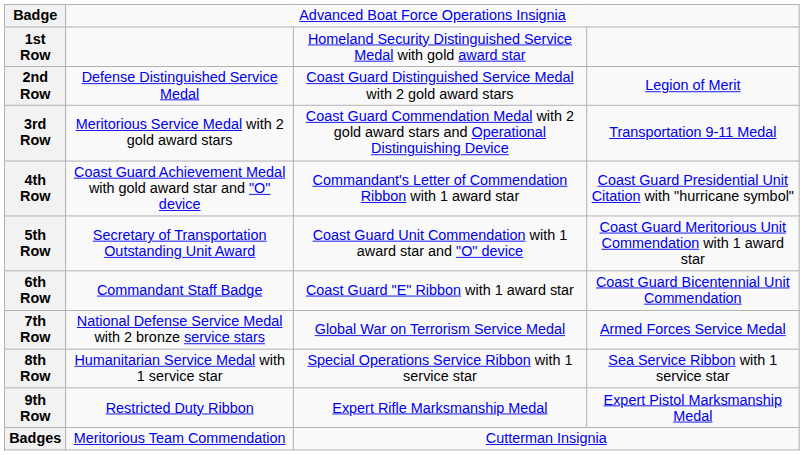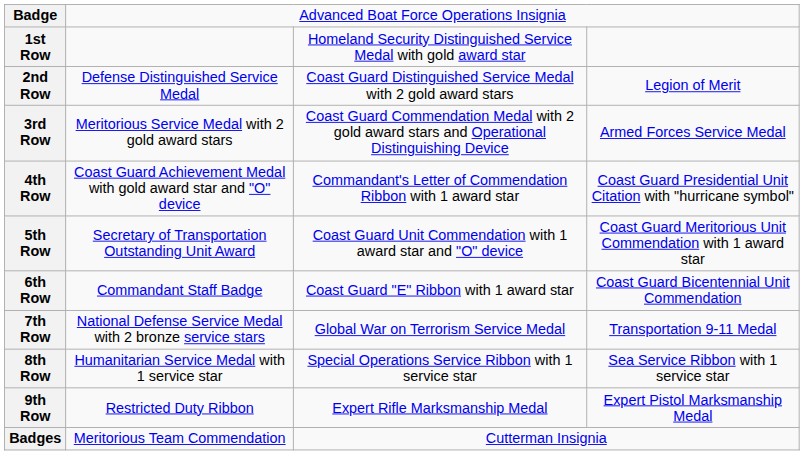(693, 133) Transportation 9-11 Medal -> (693, 133) Armed Forces Service Medal
(693, 329) Armed Forces Service Medal -> (693, 329) Transportation 9-11 Medal
